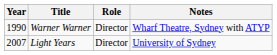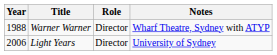(16, 27) 1990 -> (16, 27) 1988
(16, 43) 2007 -> (16, 43) 2006
